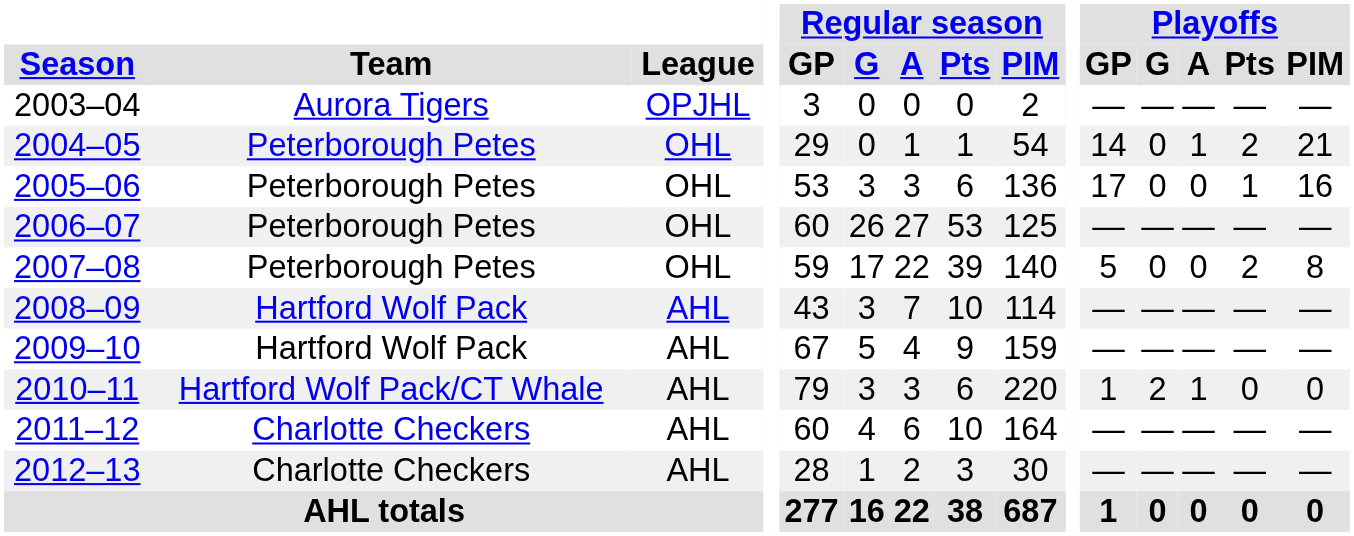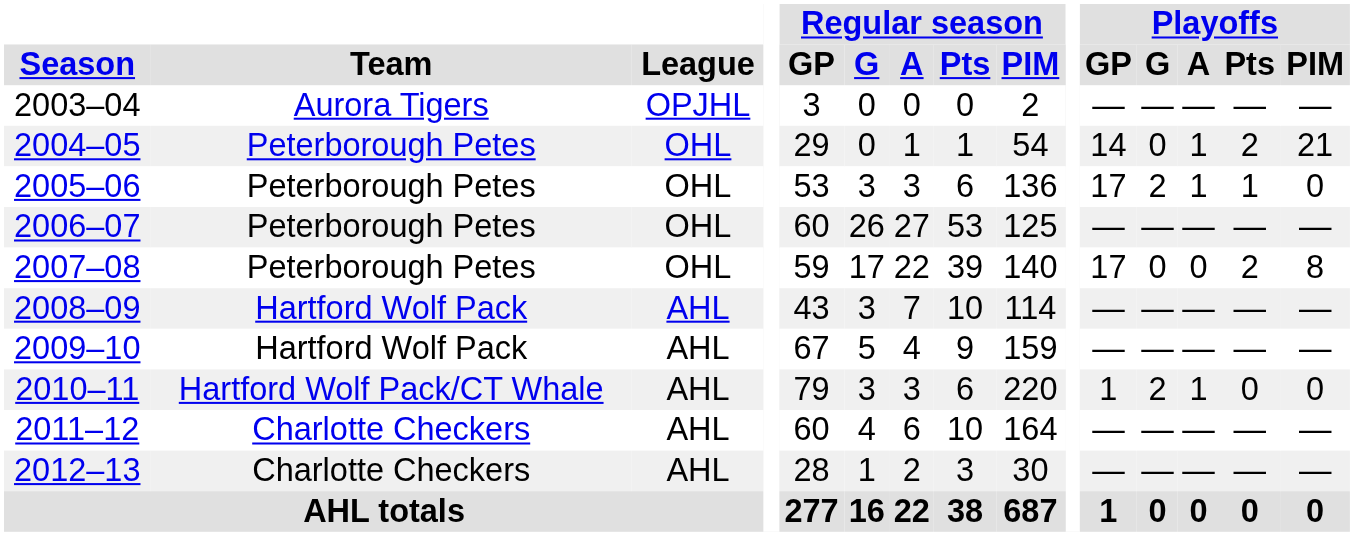(1158, 186) 0 -> (1158, 186) 2
(1199, 186) 0 -> (1199, 186) 1
(1315, 186) 16 -> (1315, 186) 0
(1108, 267) 5 -> (1108, 267) 17
